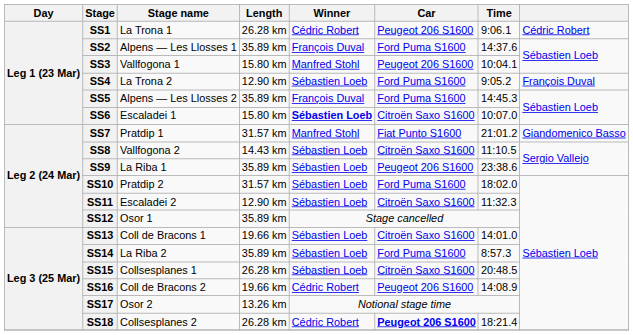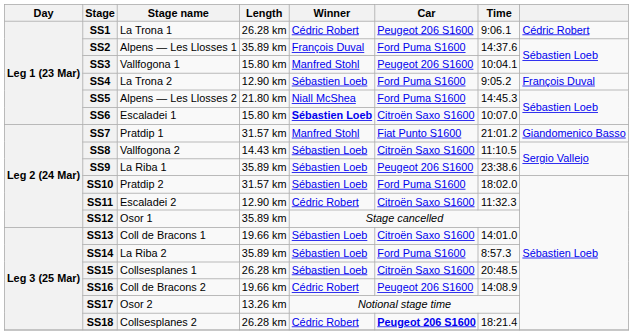(264, 98) 35.89 km -> (264, 98) 21.80 km
(328, 98) François Duval -> (324, 98) Niall McShea
(330, 201) Sébastien Loeb -> (325, 201) Cédric Robert
